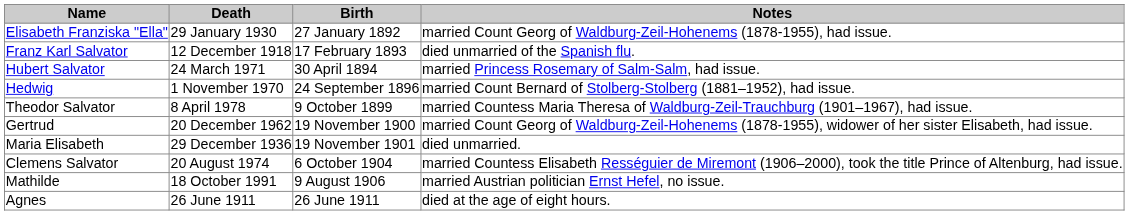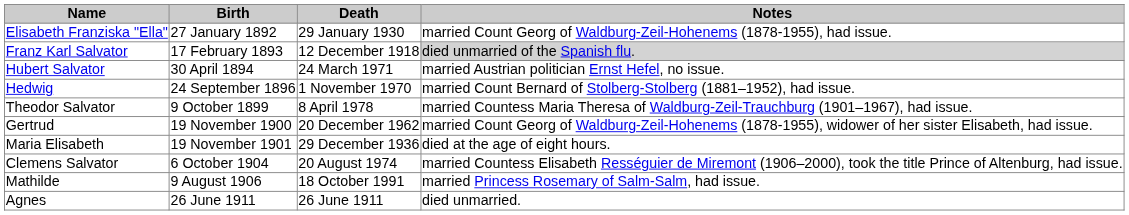columns swapped: (357, 13) <-> (231, 13)
(529, 51) no background -> (529, 51) lightgrey background
(591, 69) married Princess Rosemary of Salm-Salm, had issue. -> (573, 69) married Austrian politician Ernst Hefel, no issue.
(472, 144) died unmarried. -> (516, 144) died at the age of eight hours.
(573, 182) married Austrian politician Ernst Hefel, no issue. -> (591, 182) married Princess Rosemary of Salm-Salm, had issue.
(516, 200) died at the age of eight hours. -> (472, 200) died unmarried.
